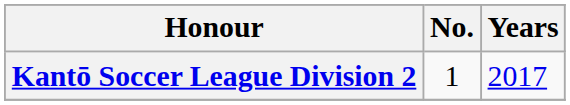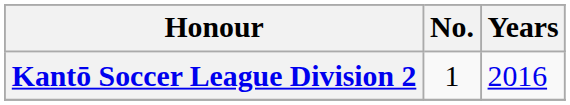(517, 75) 2017 -> (517, 75) 2016
